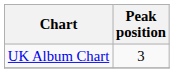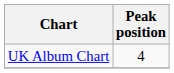(141, 56) 3 -> (141, 56) 4
